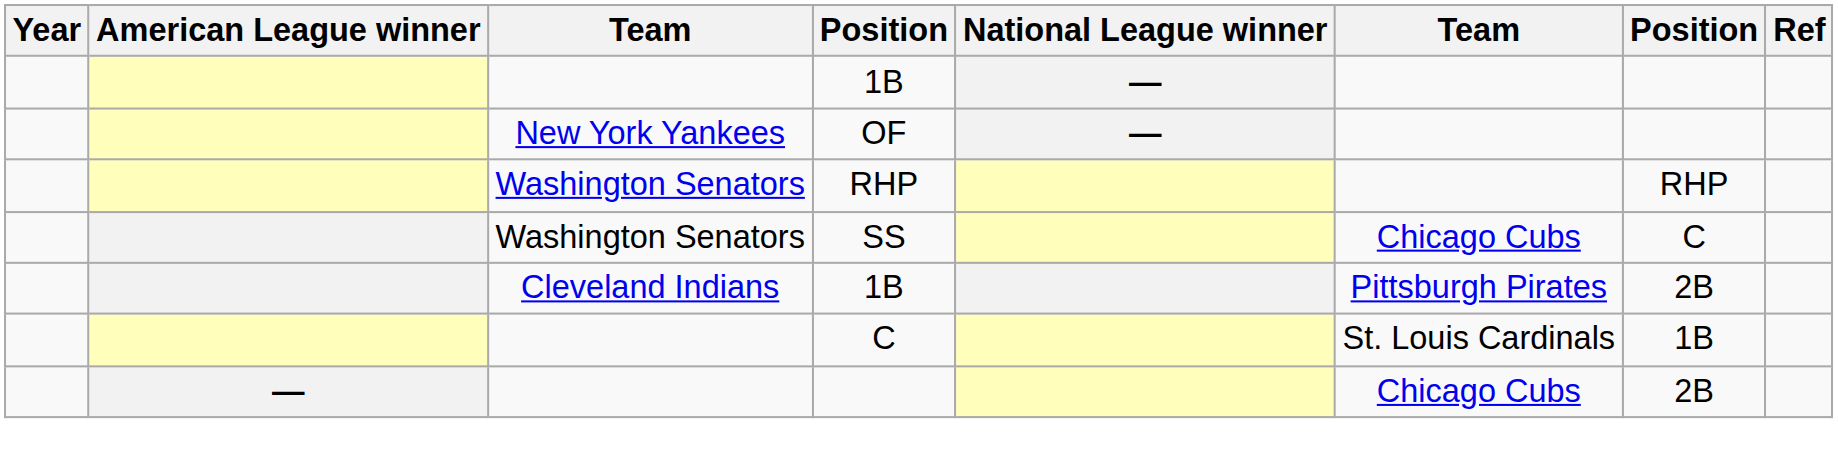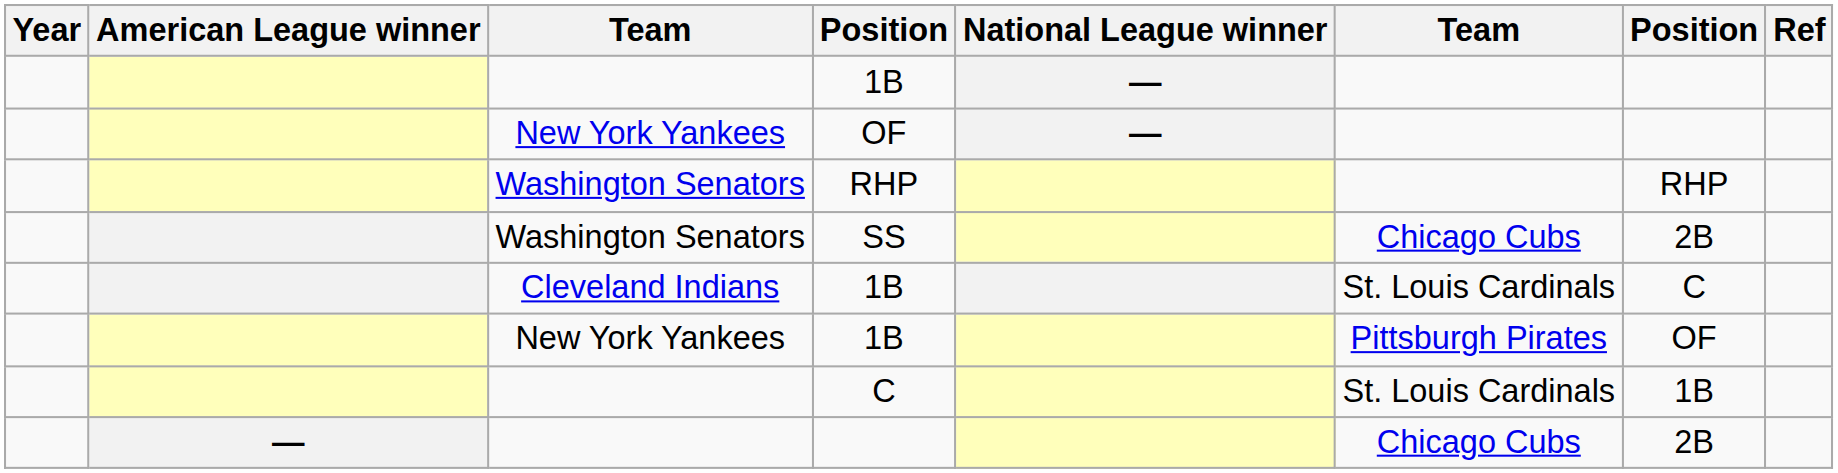(1694, 236) C -> (1694, 236) 2B
(1479, 287) Pittsburgh Pirates -> (1479, 287) St. Louis Cardinals
(1694, 287) 2B -> (1694, 287) C
+ row: (650, 339)
